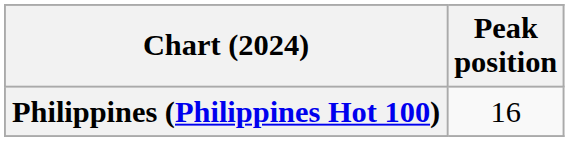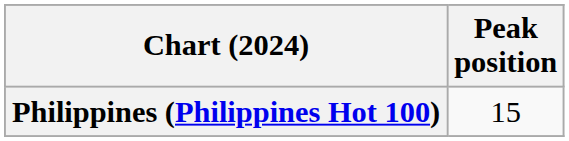(506, 111) 16 -> (506, 111) 15
